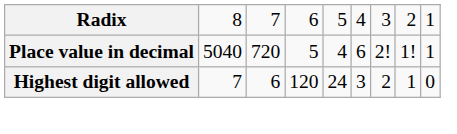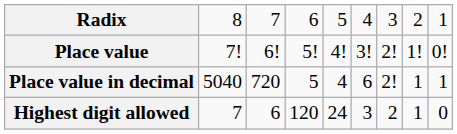+ row: (102, 50)
(408, 50) 1! -> (418, 81) 1
